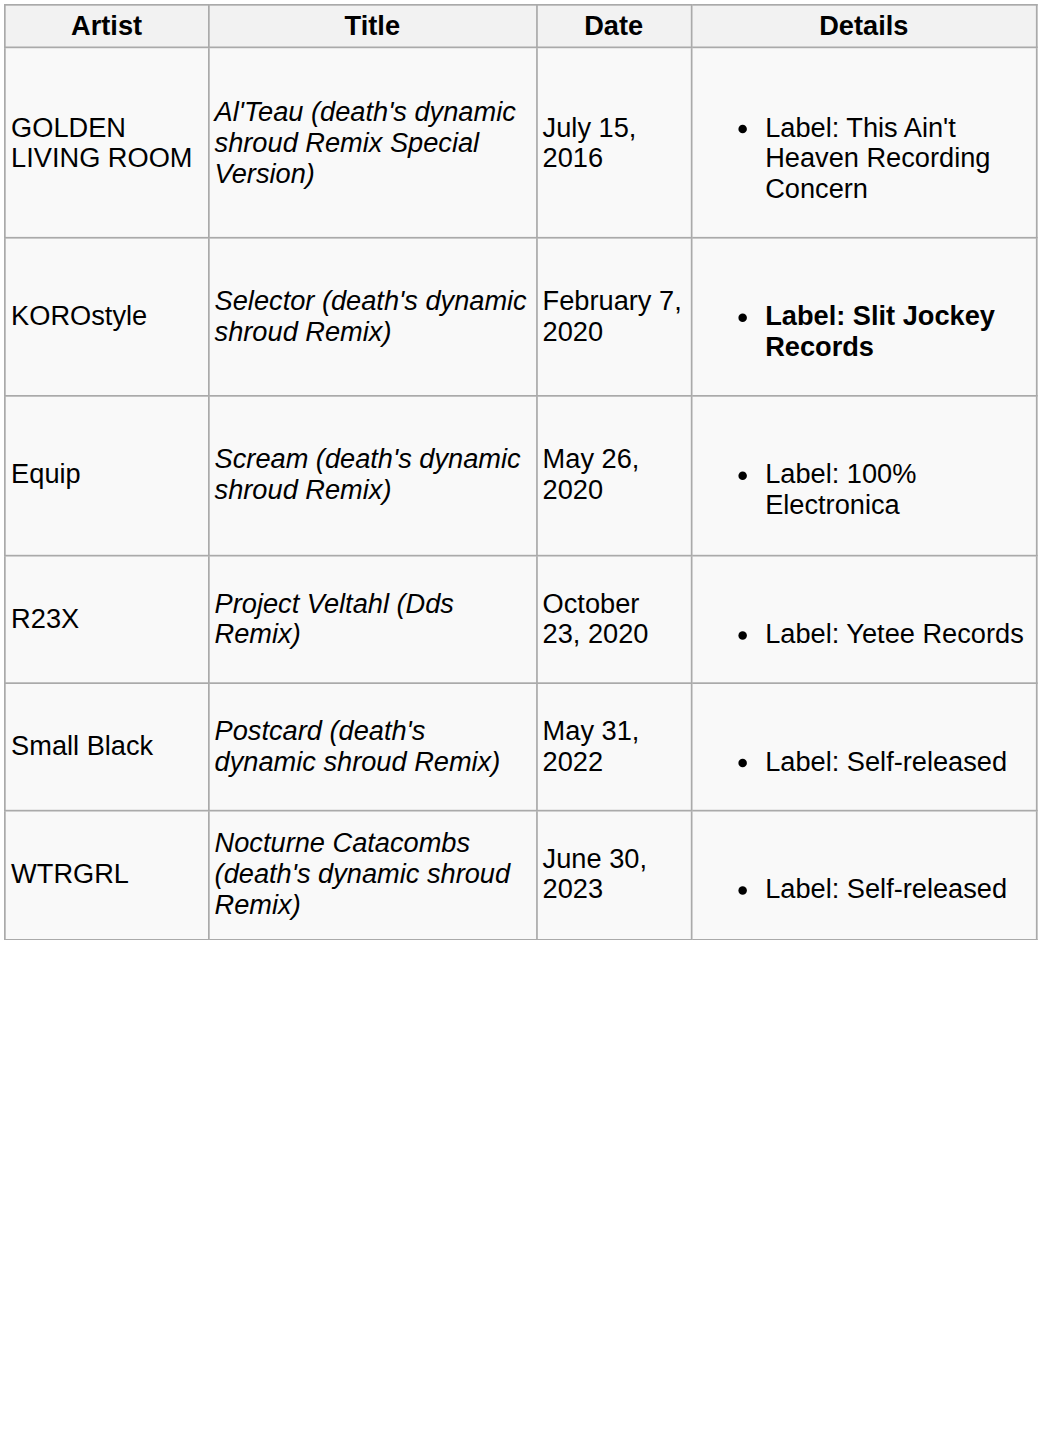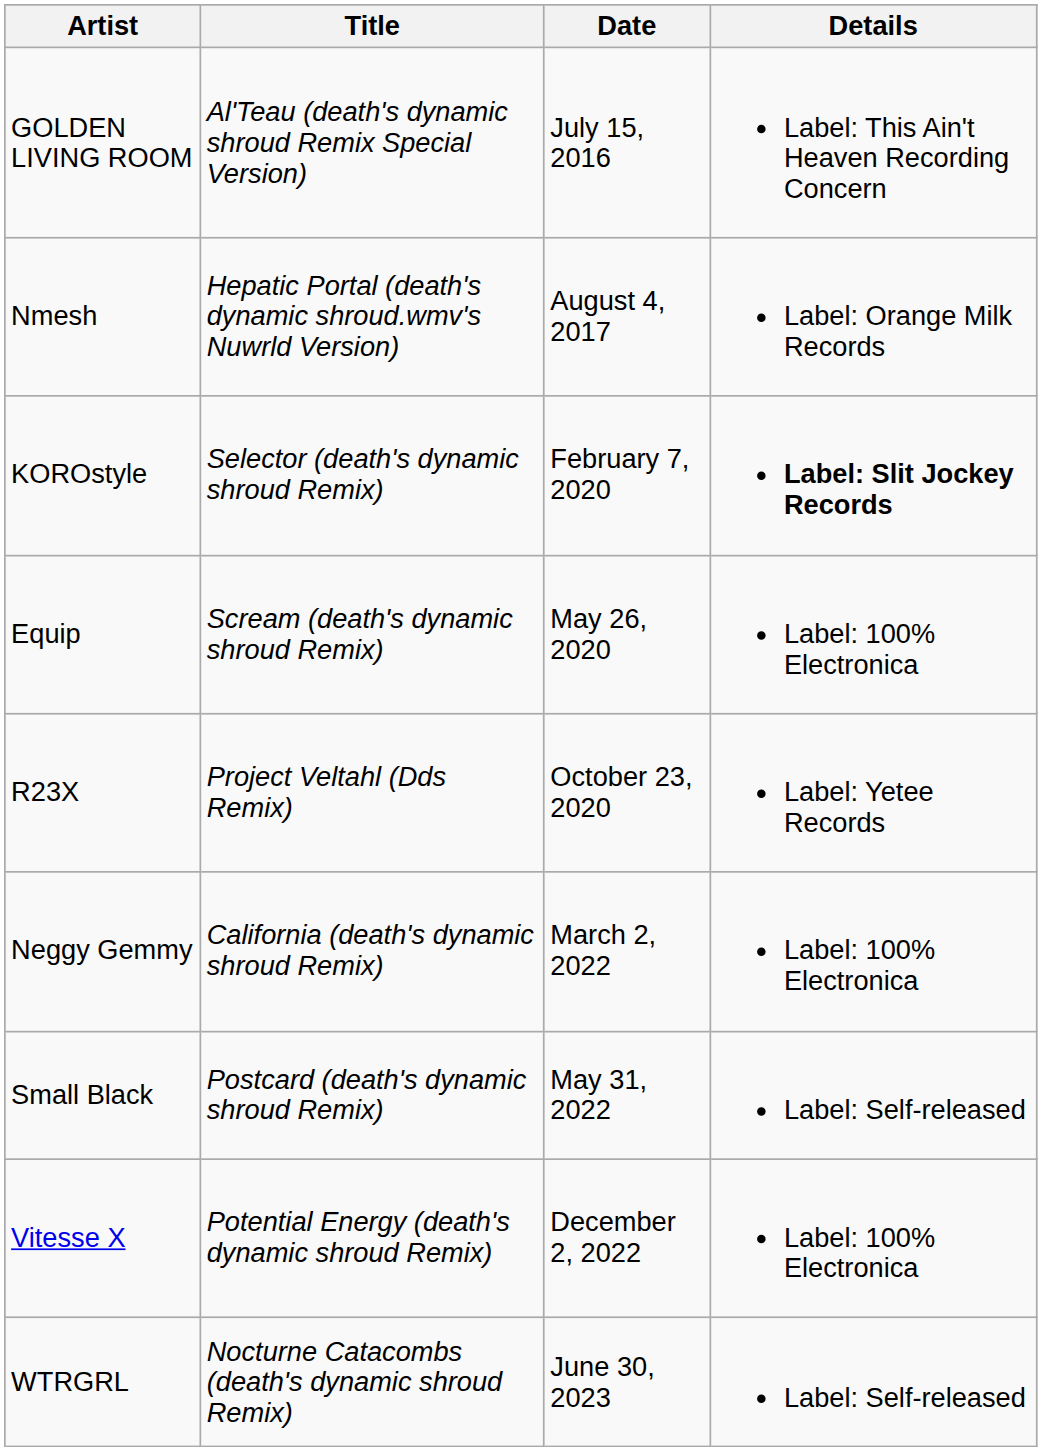+ row: (54, 316)
+ row: (102, 951)
+ row: (68, 1238)
